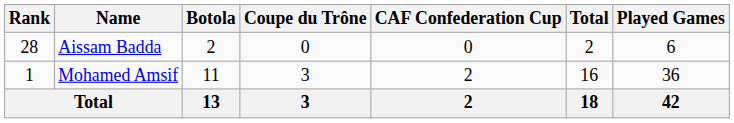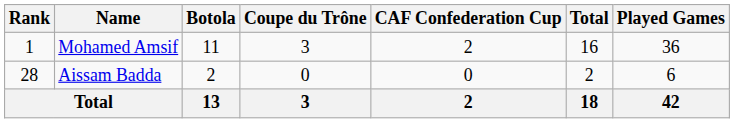rows swapped: (118, 74) <-> (110, 46)
